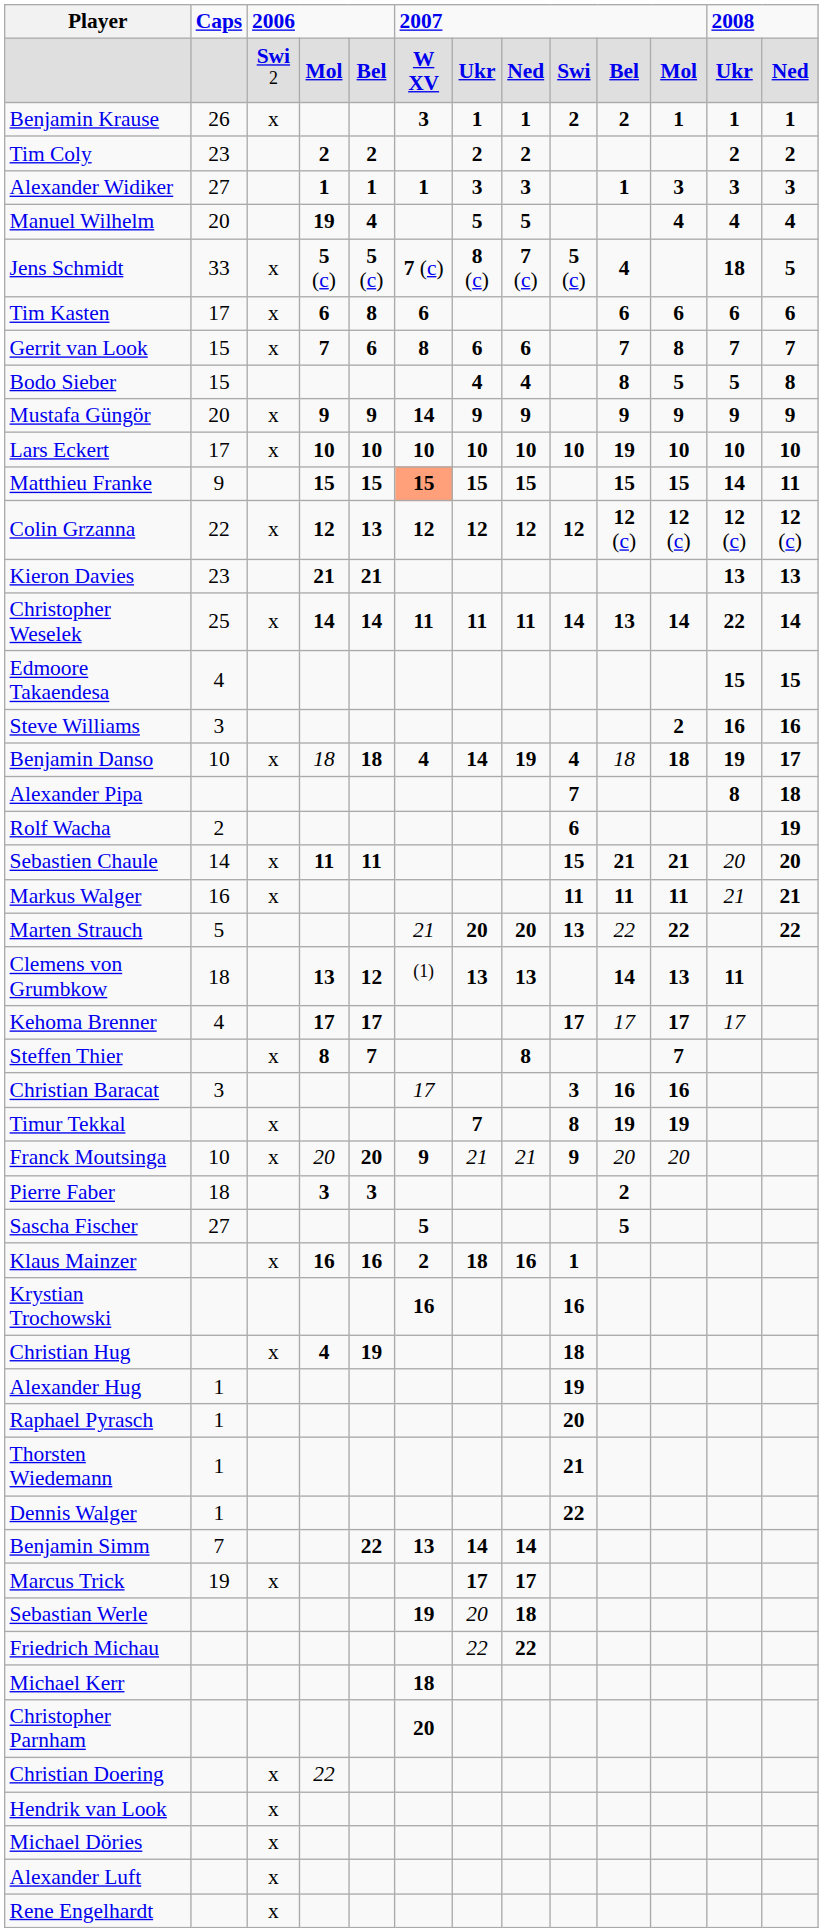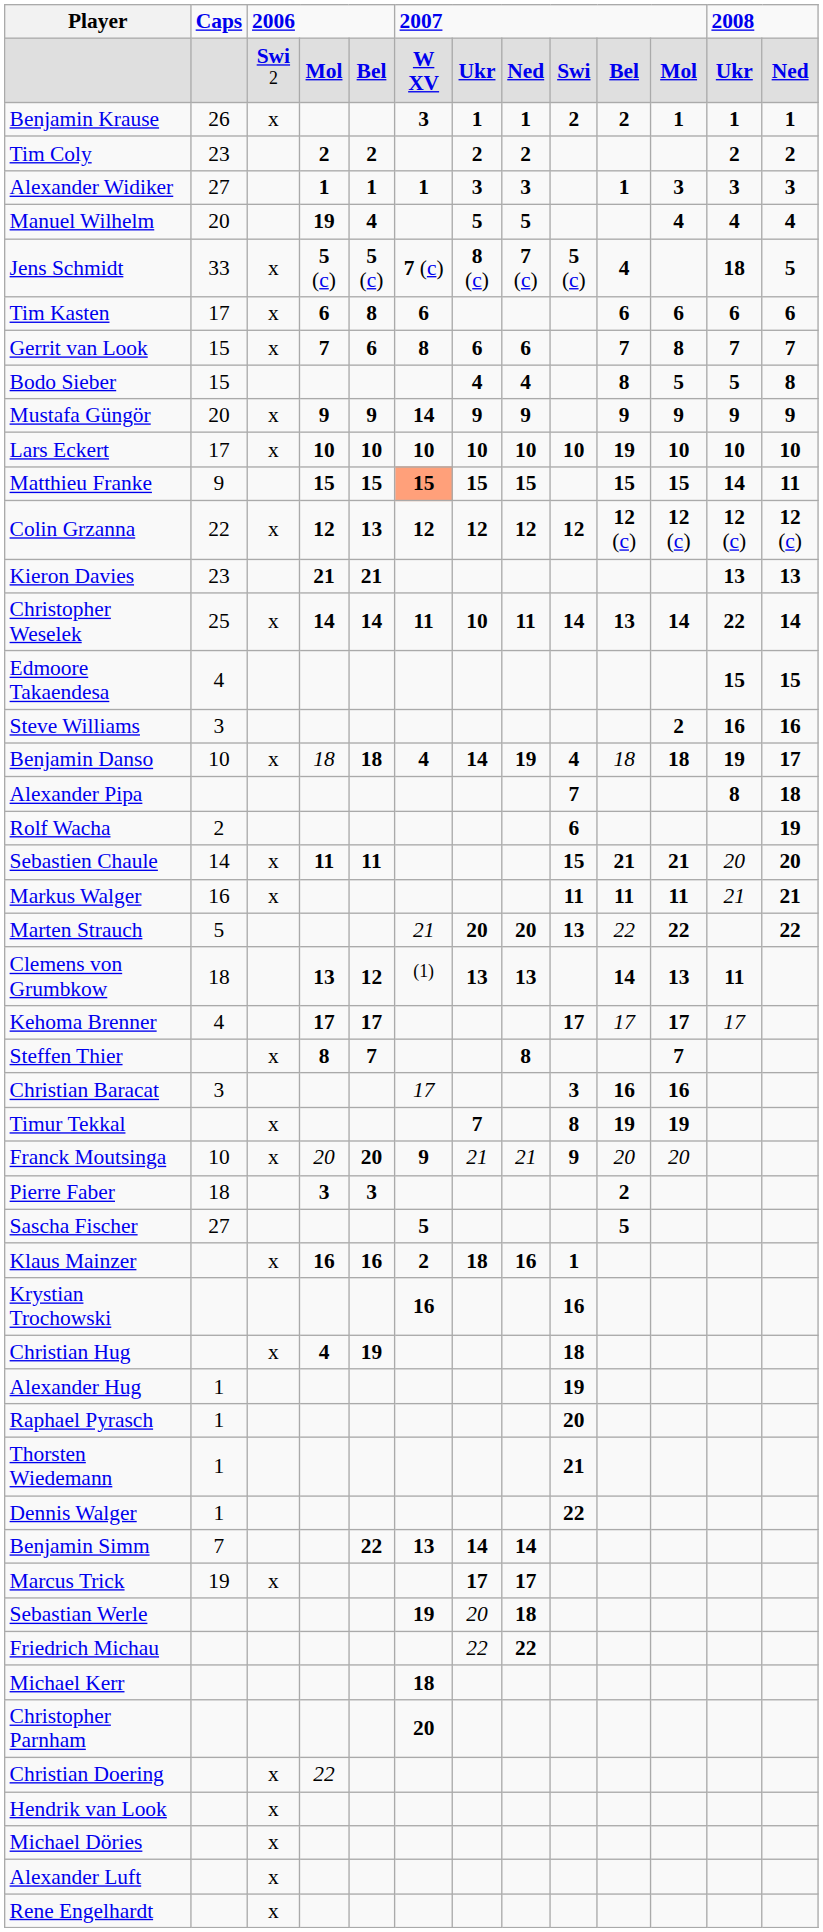(477, 621) 11 -> (477, 621) 10
